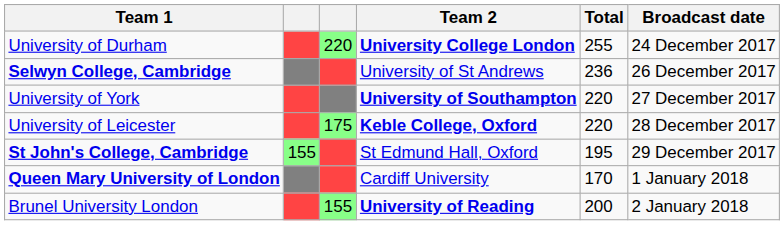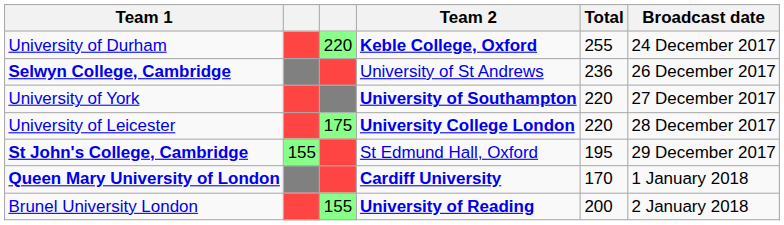(467, 44) University College London -> (448, 44) Keble College, Oxford
(448, 125) Keble College, Oxford -> (467, 125) University College London
(424, 179) normal -> (431, 179) bold
